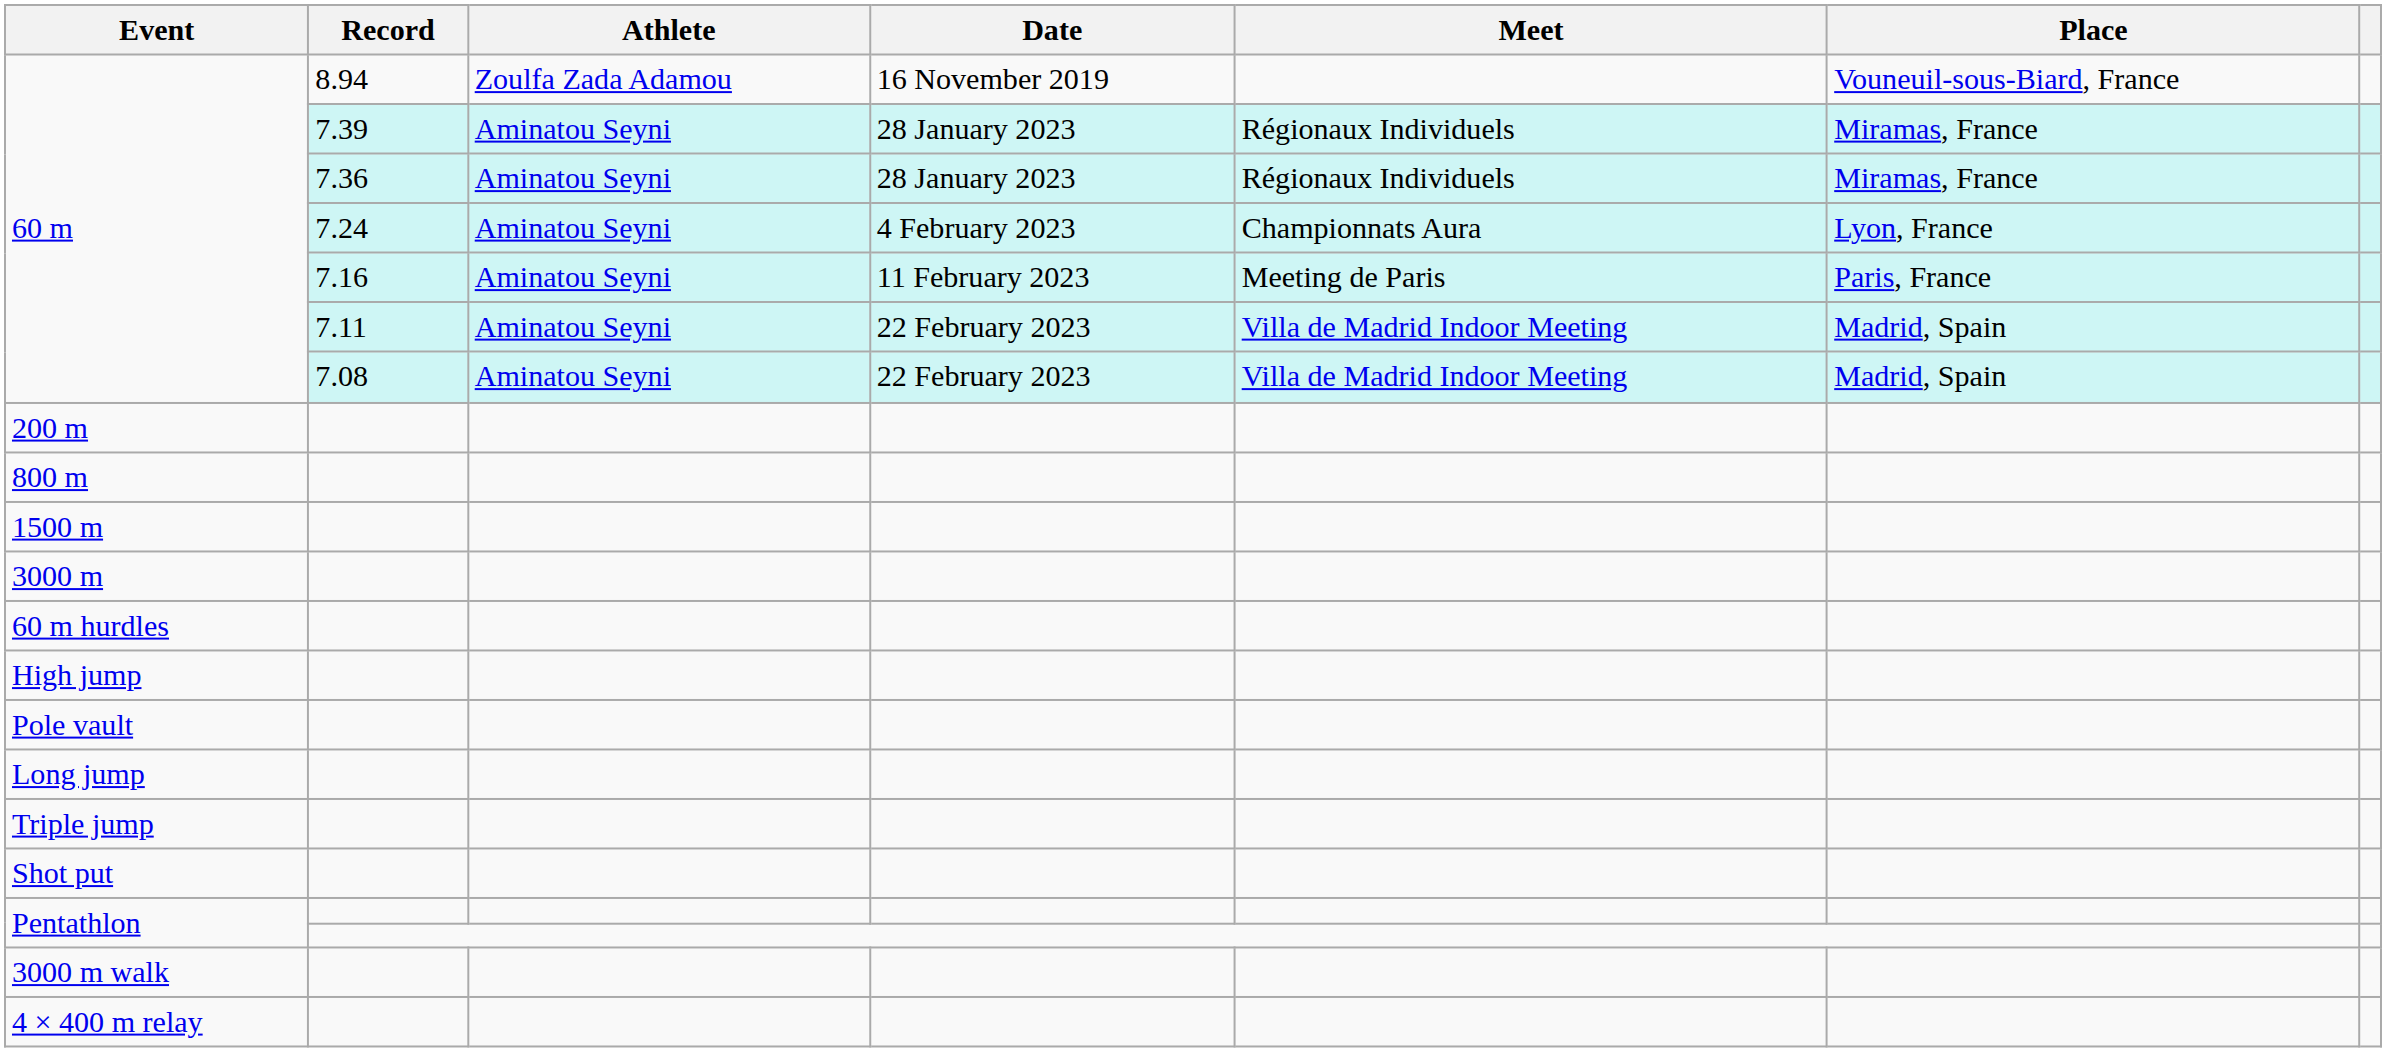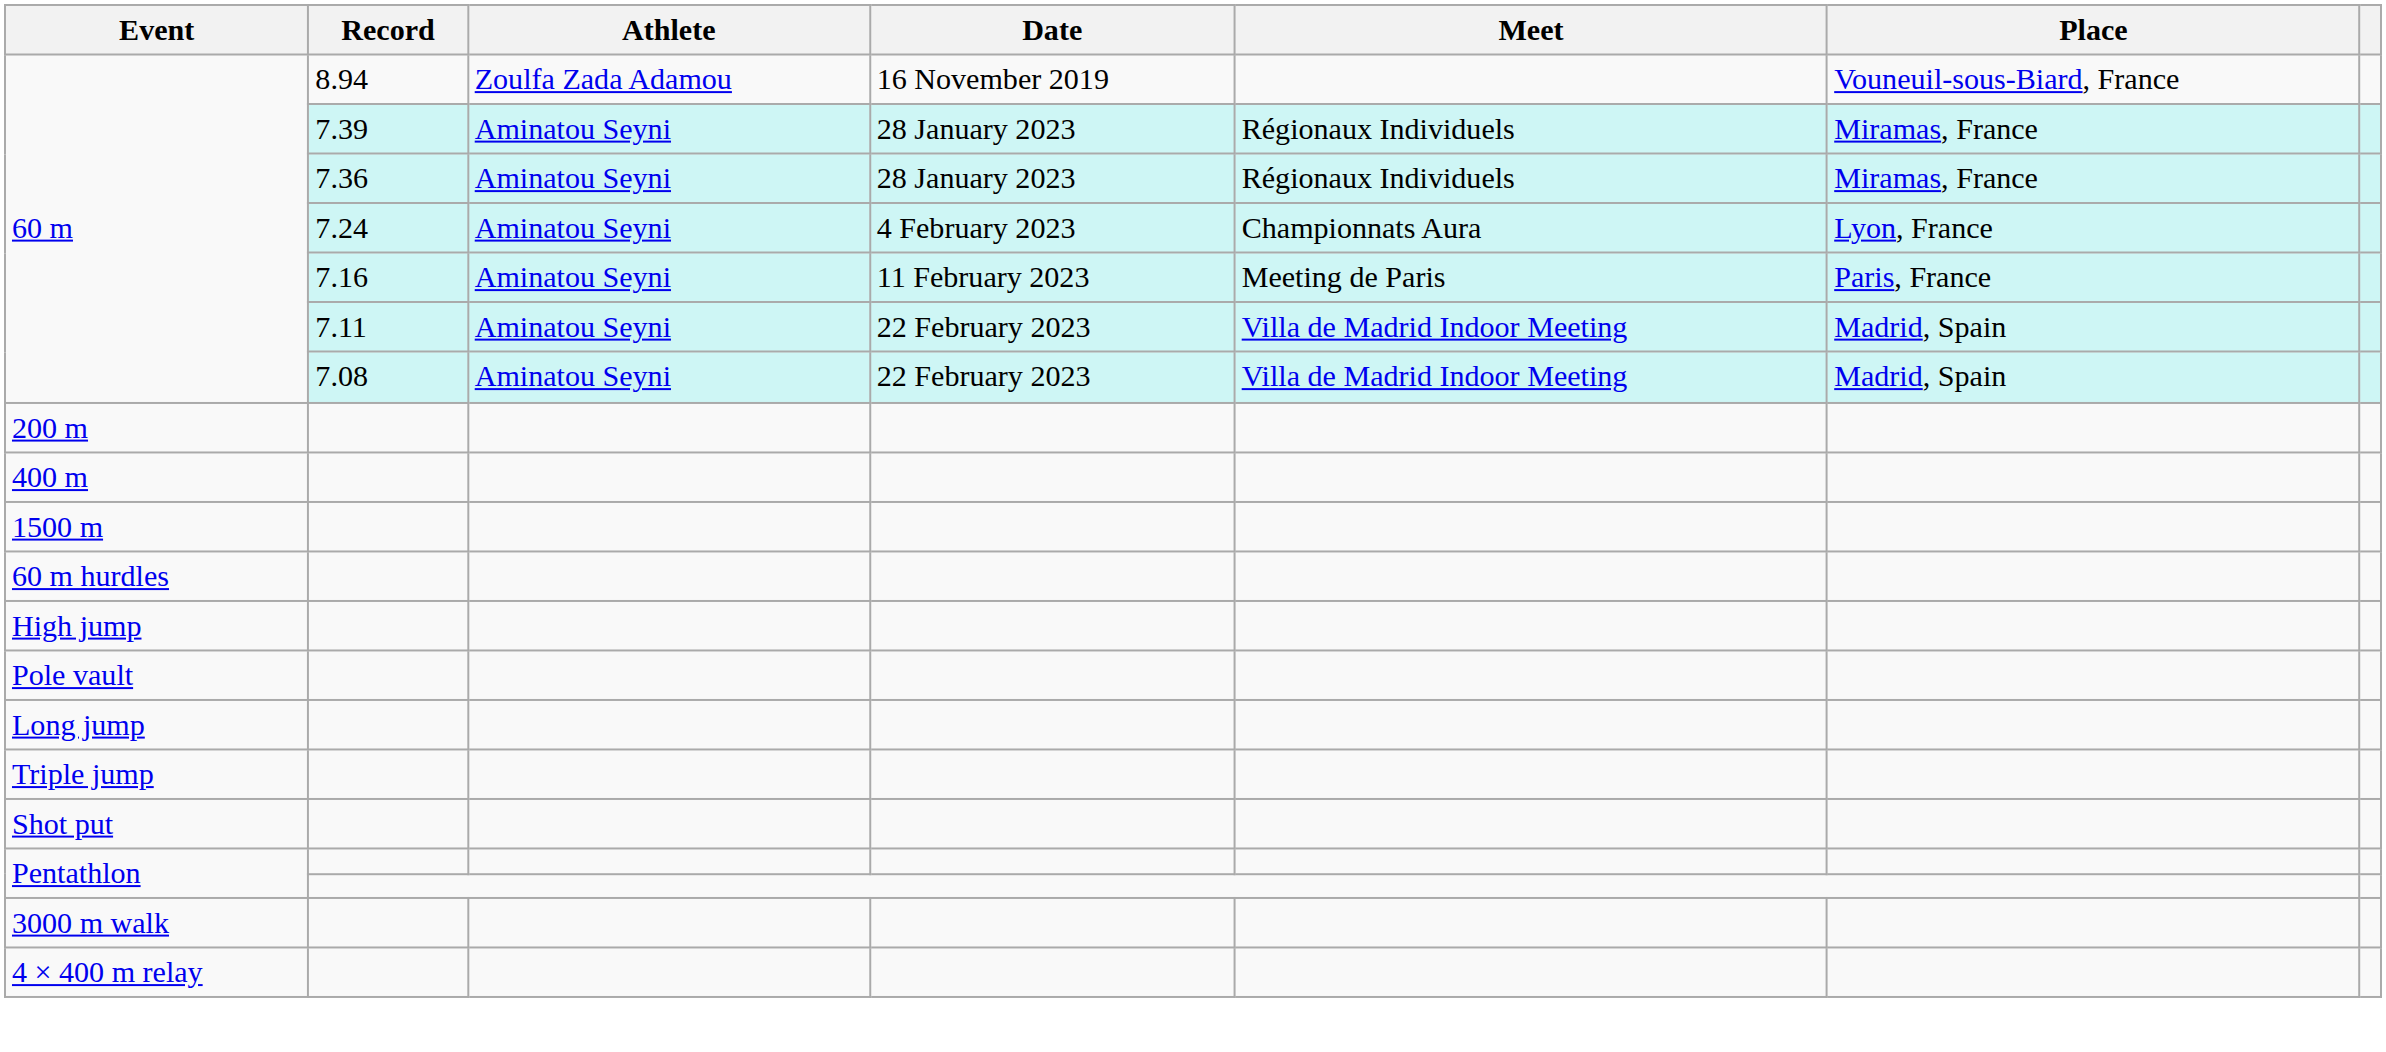+ row: (50, 476)
- row: (50, 476)
- row: (58, 575)
